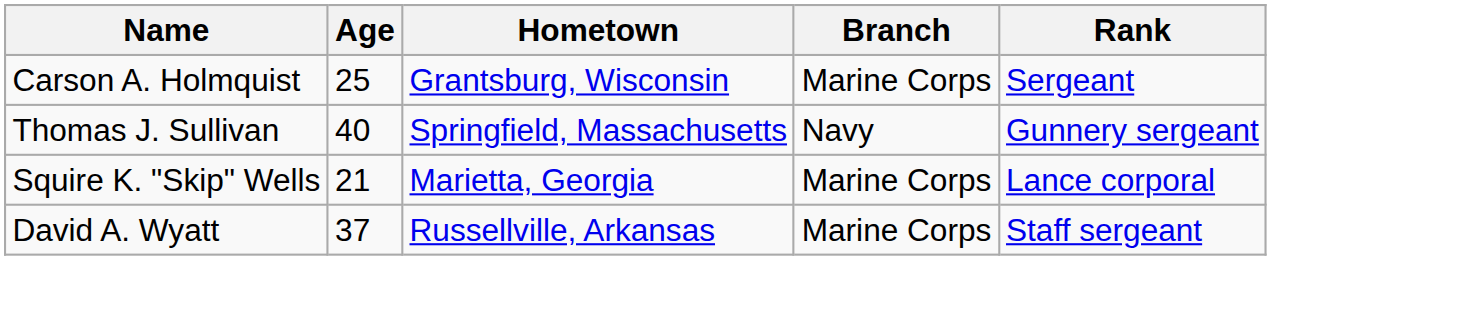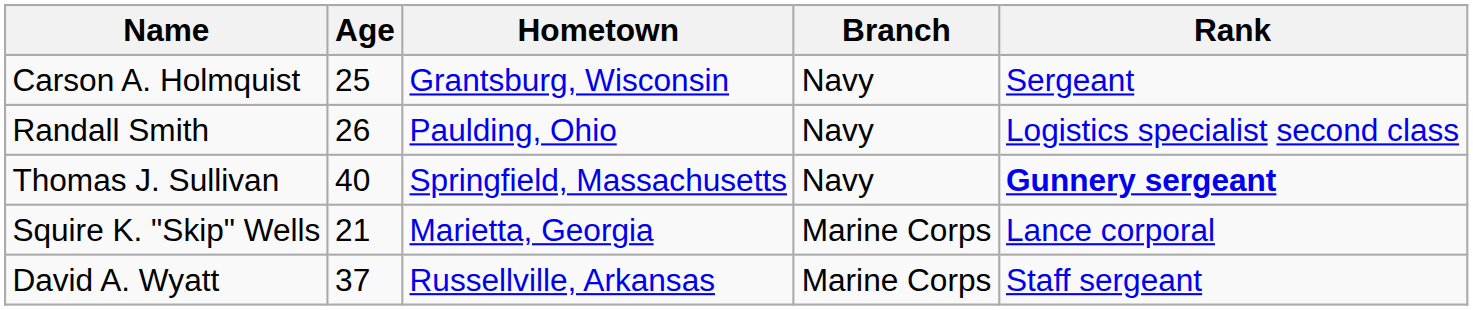(897, 80) Marine Corps -> (838, 80) Navy
+ row: (111, 130)
(1132, 130) normal -> (1141, 180) bold
